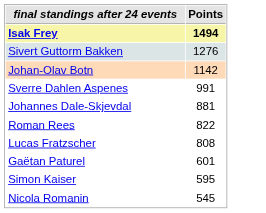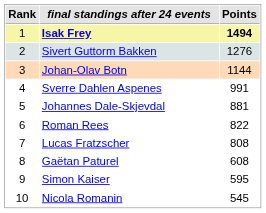+ column: (22, 14)
(206, 70) 1142 -> (239, 70) 1144
(206, 161) 601 -> (239, 161) 608
